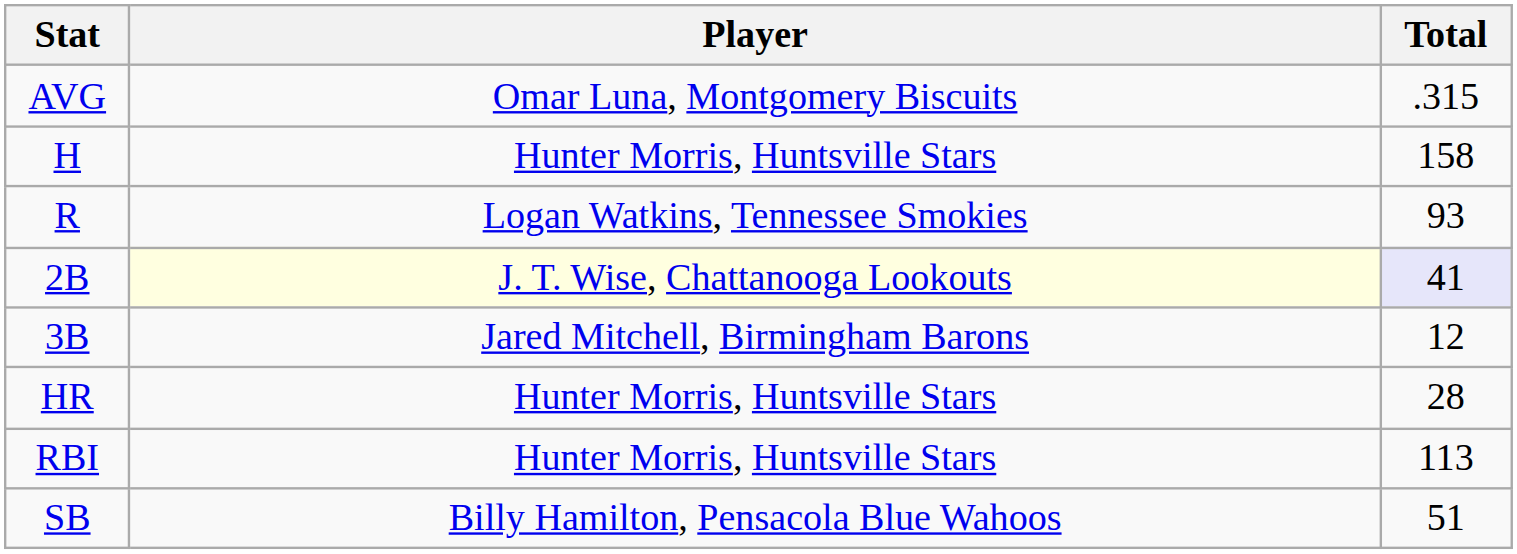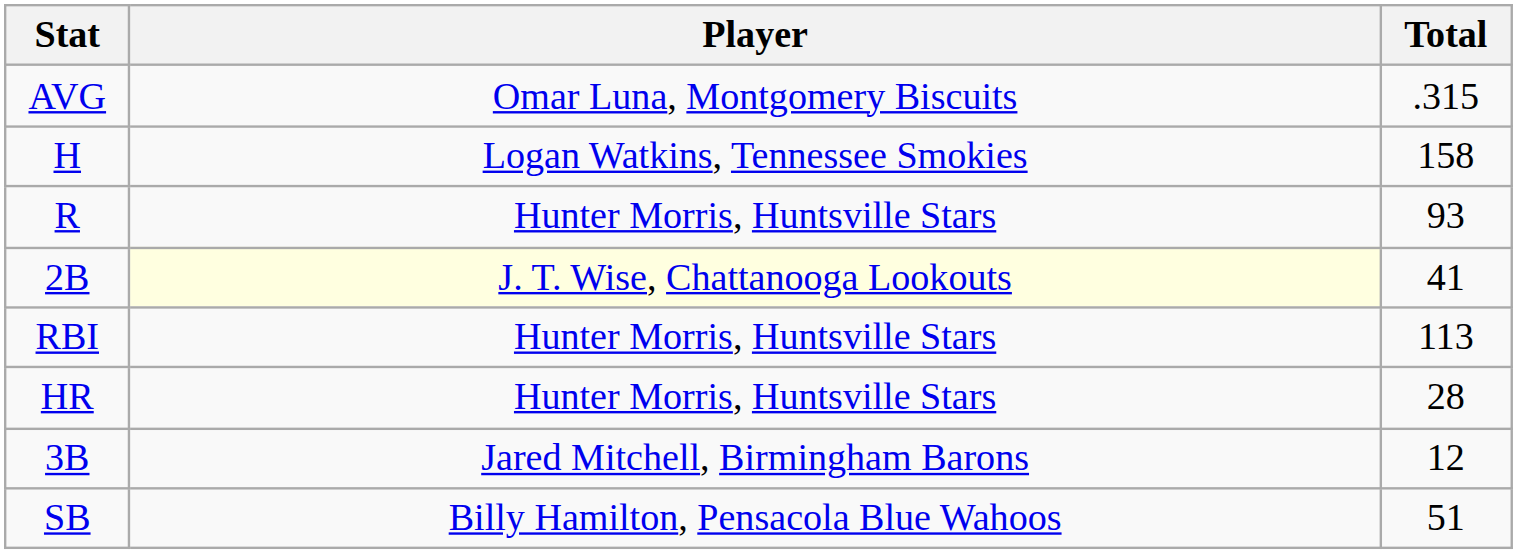(755, 155) Hunter Morris, Huntsville Stars -> (755, 155) Logan Watkins, Tennessee Smokies
(755, 215) Logan Watkins, Tennessee Smokies -> (755, 215) Hunter Morris, Huntsville Stars
(1446, 276) lavender background -> (1446, 276) no background
rows swapped: (67, 336) <-> (67, 457)
